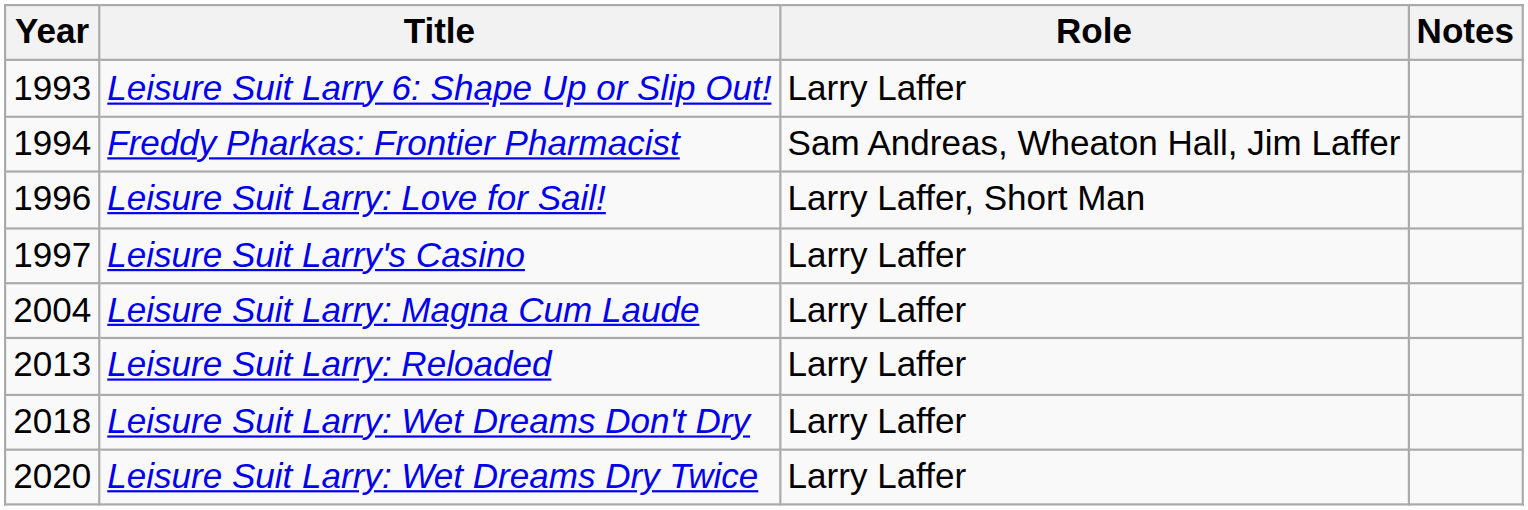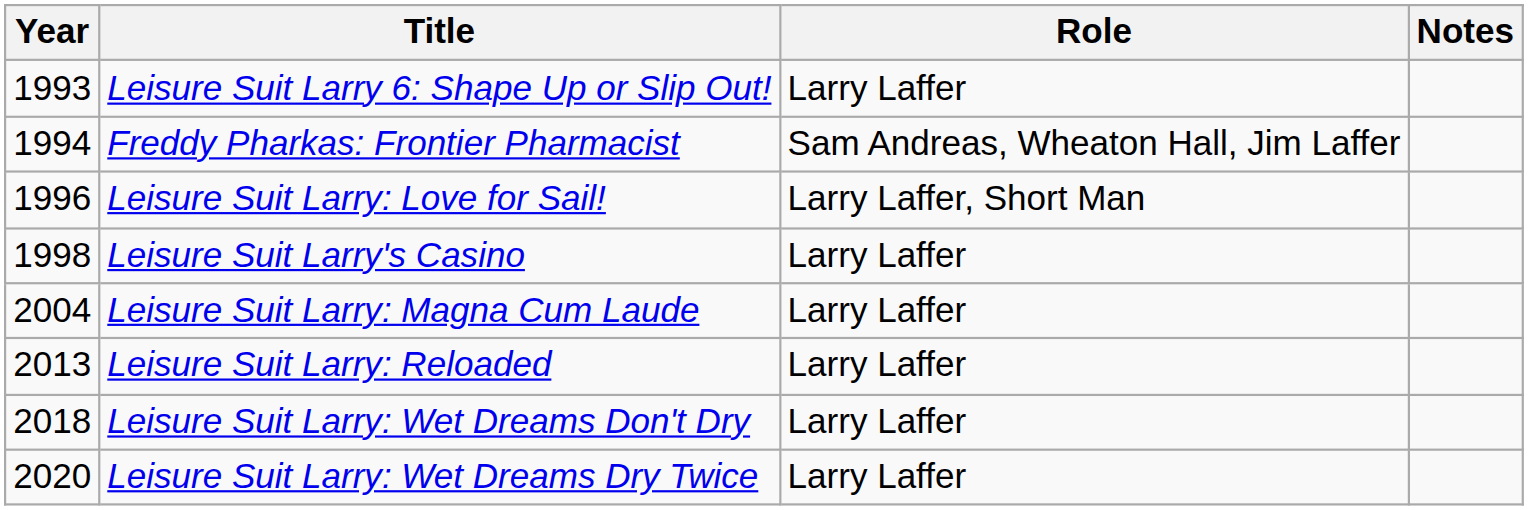(52, 254) 1997 -> (52, 254) 1998
